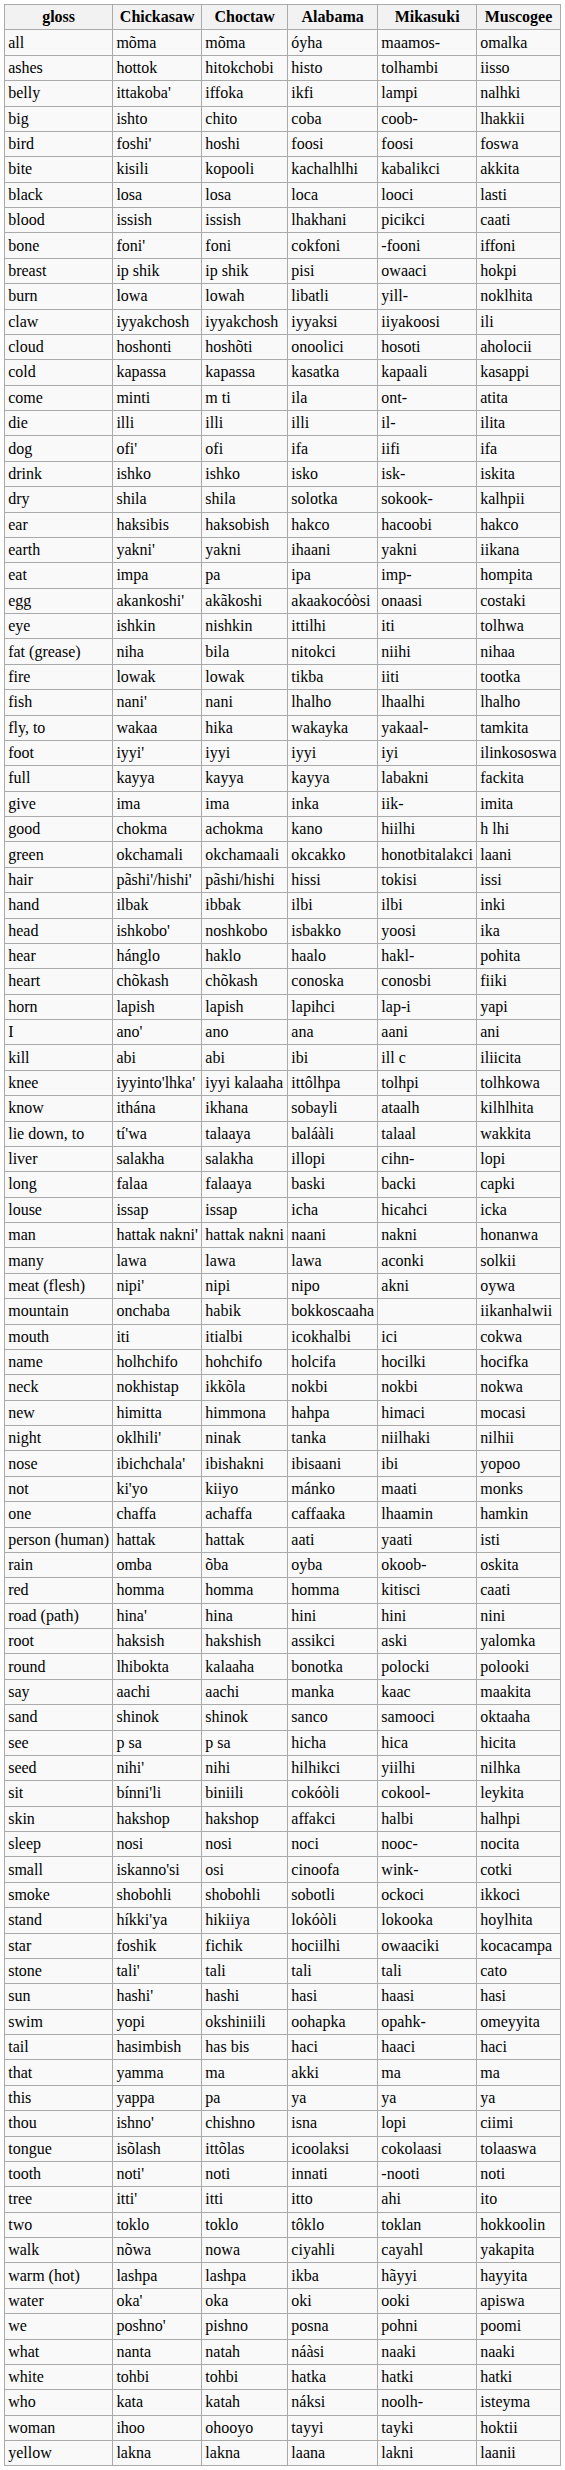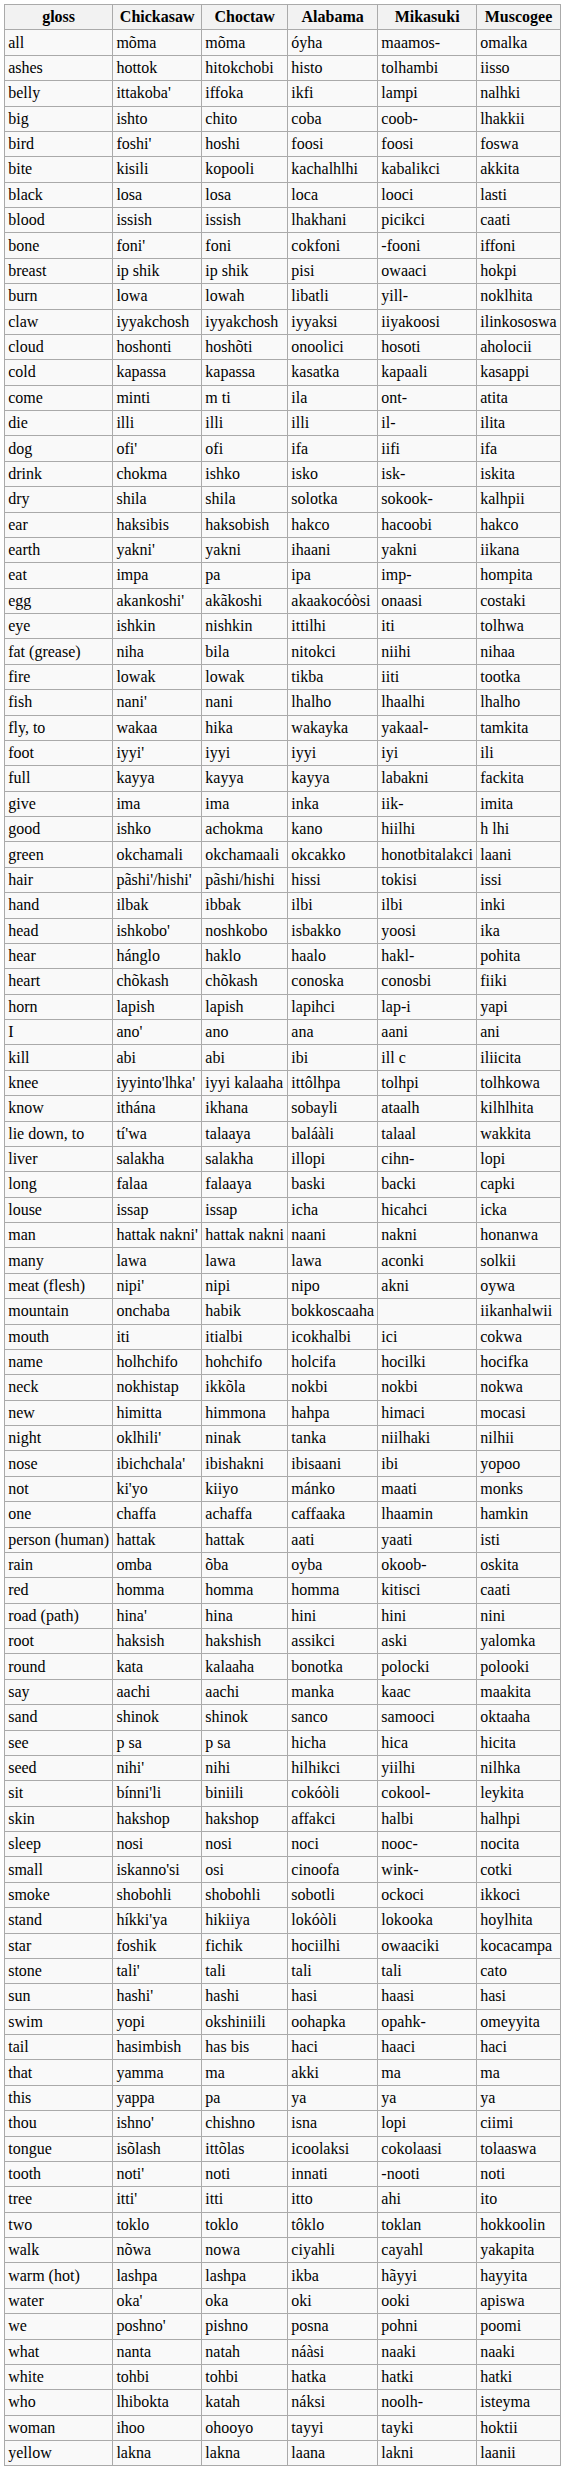(487, 321) ili -> (518, 321) ilinkososwa
(134, 473) ishko -> (142, 473) chokma
(518, 753) ilinkososwa -> (487, 753) ili
(142, 829) chokma -> (134, 829) ishko
(143, 1666) lhibokta -> (130, 1666) kata
(130, 2402) kata -> (143, 2402) lhibokta
